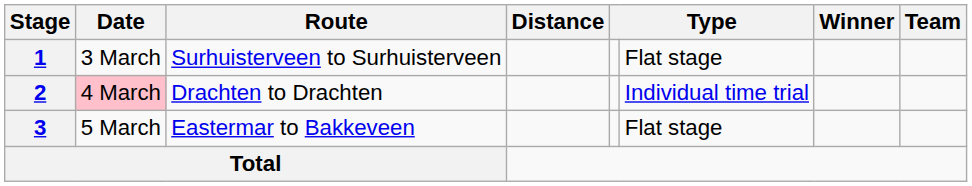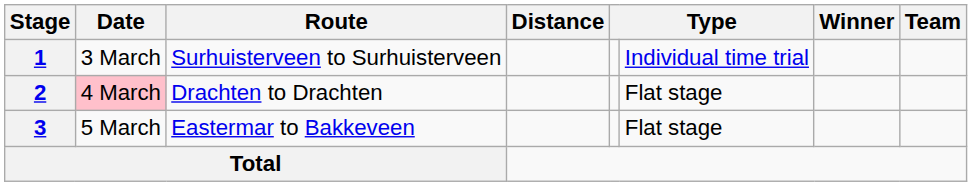(674, 57) Flat stage -> (717, 57) Individual time trial
(717, 92) Individual time trial -> (674, 92) Flat stage
